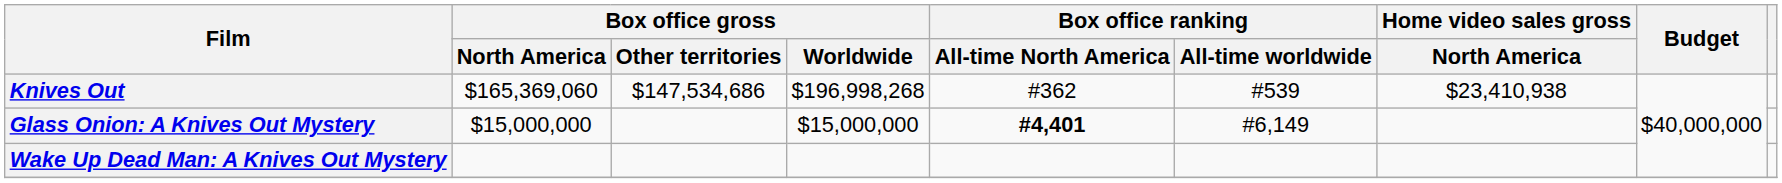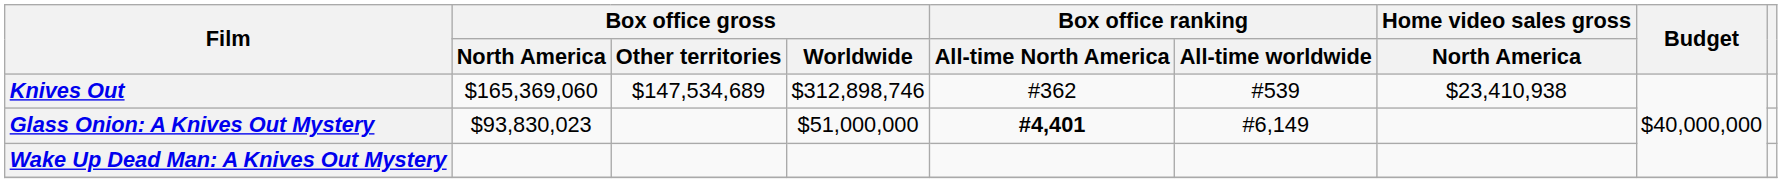(699, 90) $147,534,686 -> (699, 90) $147,534,689
(858, 90) $196,998,268 -> (858, 90) $312,898,746
(531, 125) $15,000,000 -> (531, 125) $93,830,023
(858, 125) $15,000,000 -> (858, 125) $51,000,000
